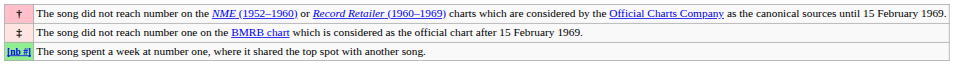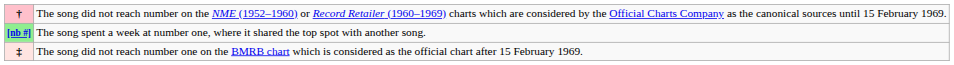rows swapped: (19, 33) <-> (19, 51)
